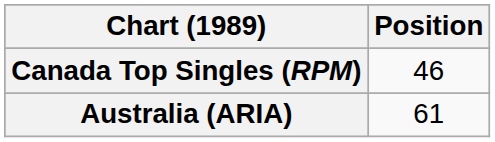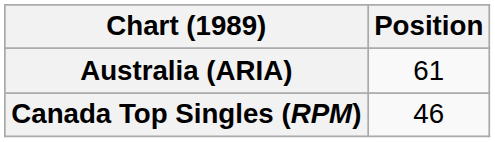rows swapped: (186, 114) <-> (186, 70)
